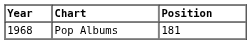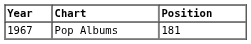(20, 30) 1968 -> (20, 30) 1967
